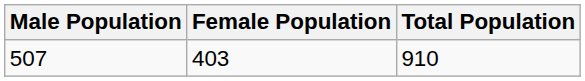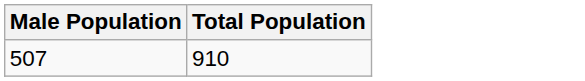- column: (292, 22)
